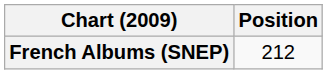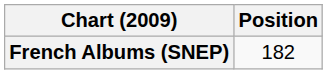(278, 52) 212 -> (278, 52) 182
